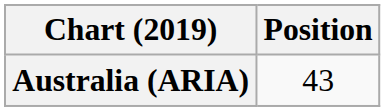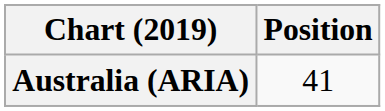(318, 79) 43 -> (318, 79) 41
